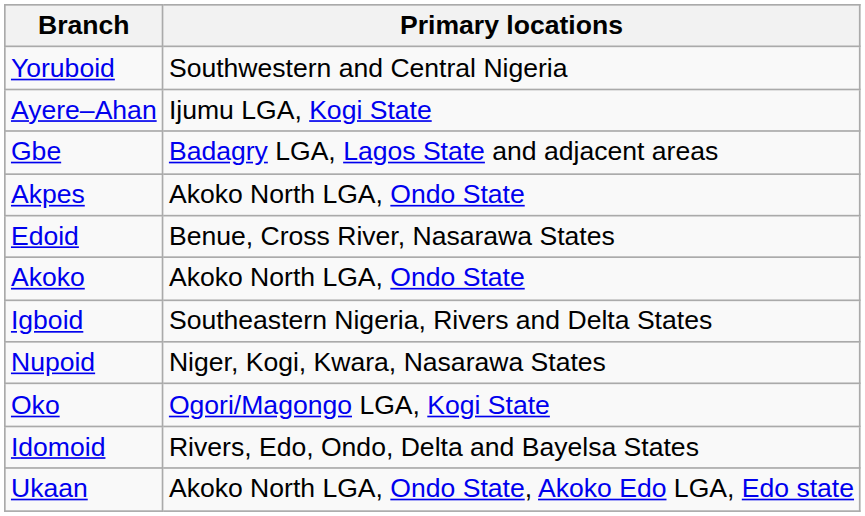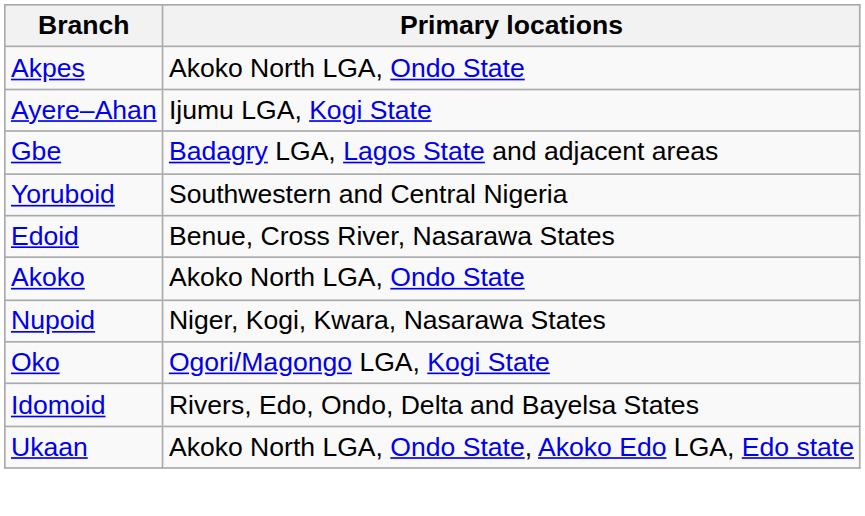rows swapped: (48, 194) <-> (63, 67)
- row: (47, 320)
